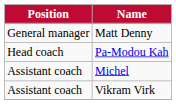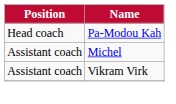- row: (124, 33)
